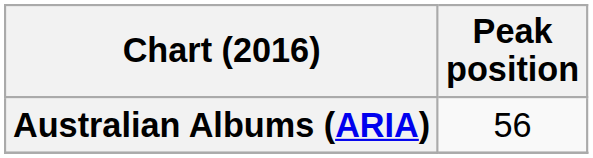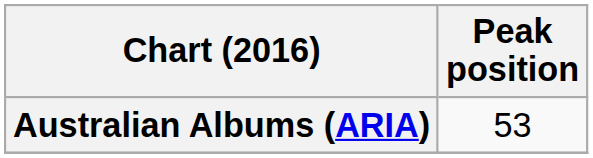(513, 124) 56 -> (513, 124) 53
